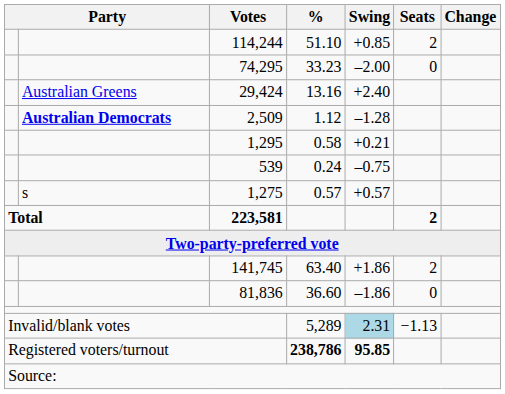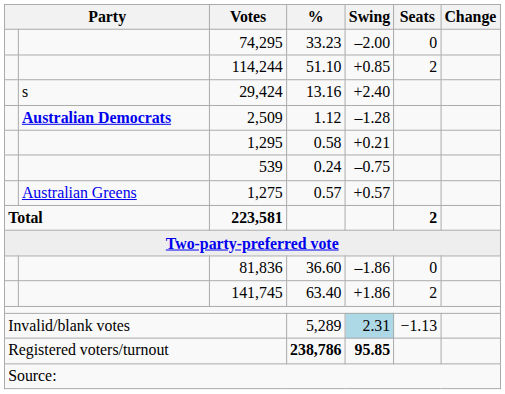rows swapped: (257, 42) <-> (261, 67)
(79, 92) Australian Greens -> (25, 92) s
(25, 192) s -> (79, 192) Australian Greens
rows swapped: (257, 268) <-> (261, 293)
